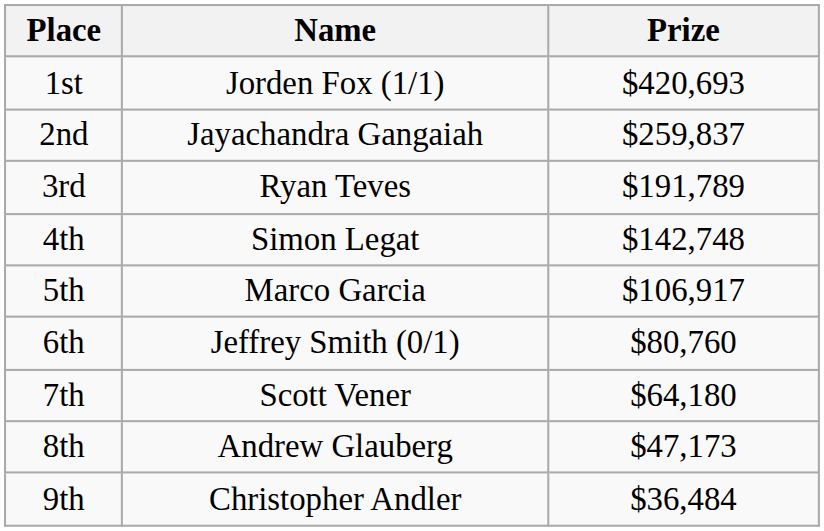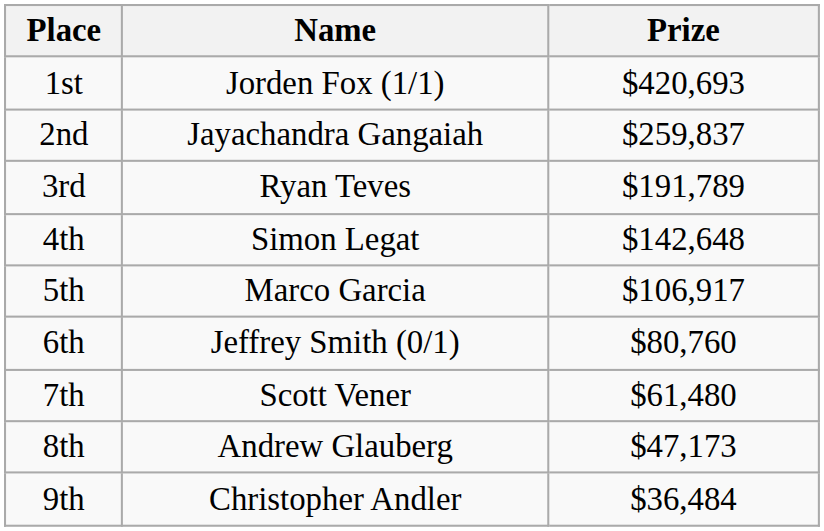(683, 238) $142,748 -> (683, 238) $142,648
(683, 394) $64,180 -> (683, 394) $61,480
